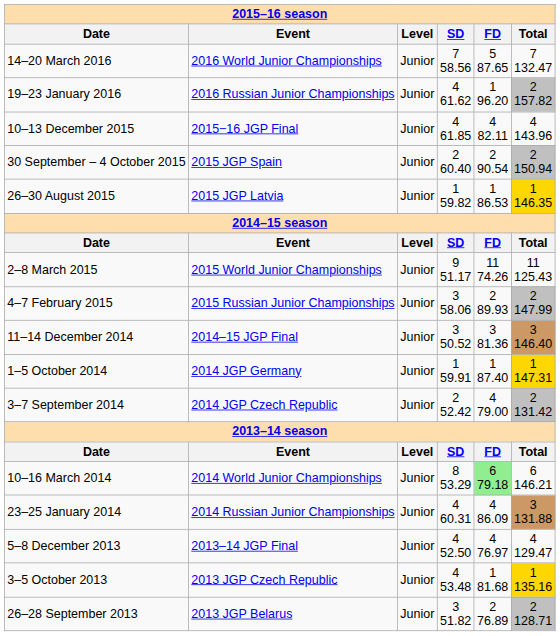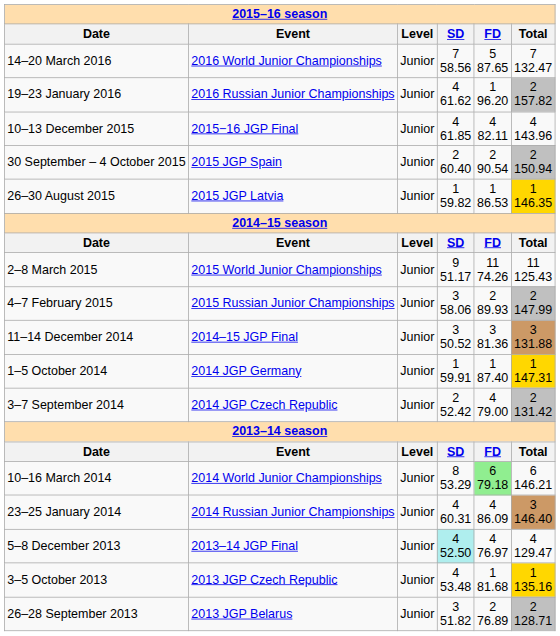(533, 337) 3 146.40 -> (533, 337) 3 131.88
(533, 512) 3 131.88 -> (533, 512) 3 146.40
(456, 546) no background -> (456, 546) paleturquoise background
